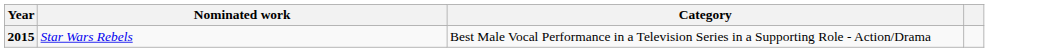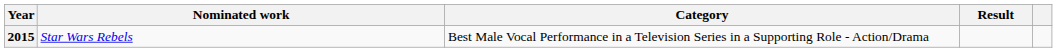+ column: (996, 15)
